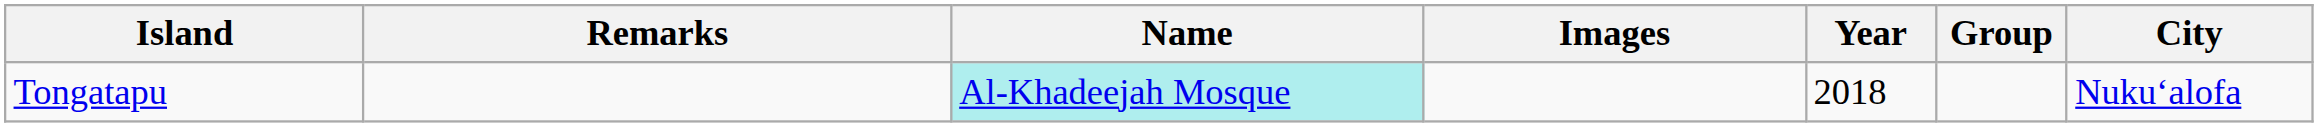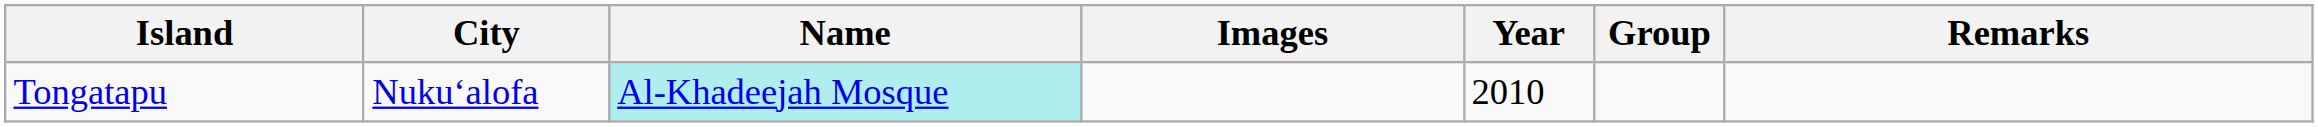columns swapped: (2189, 33) <-> (657, 33)
(1850, 91) 2018 -> (1508, 91) 2010
